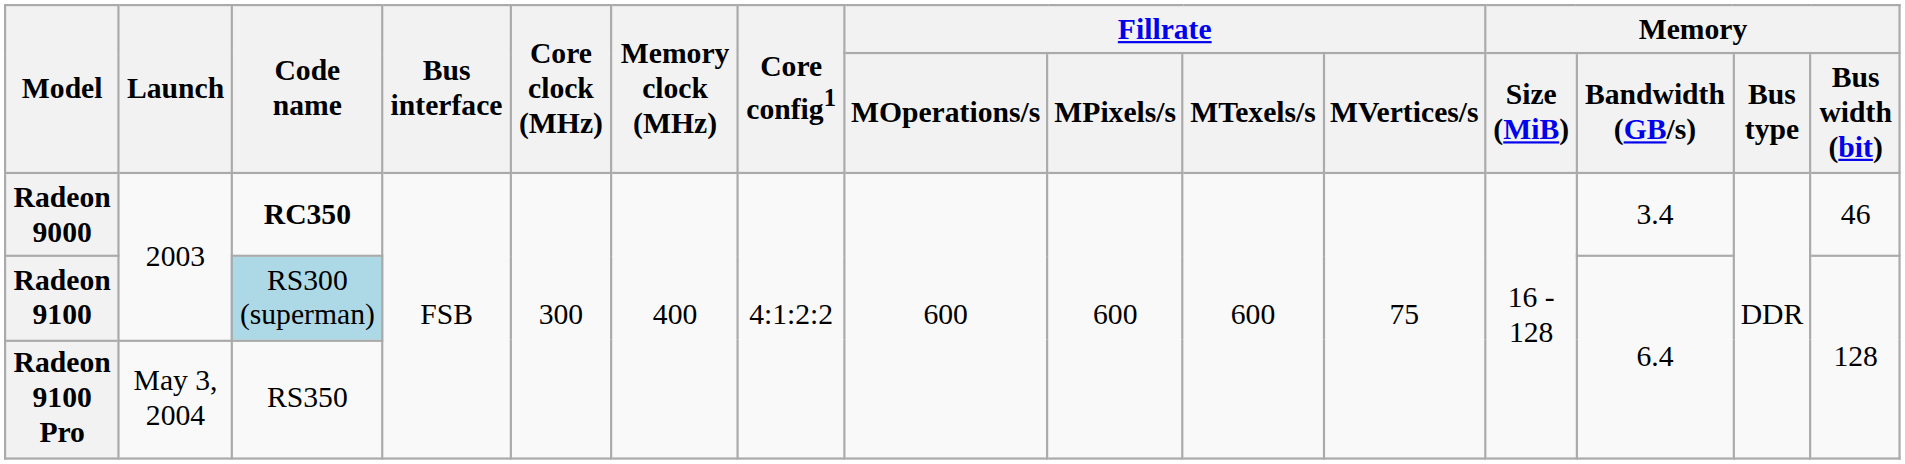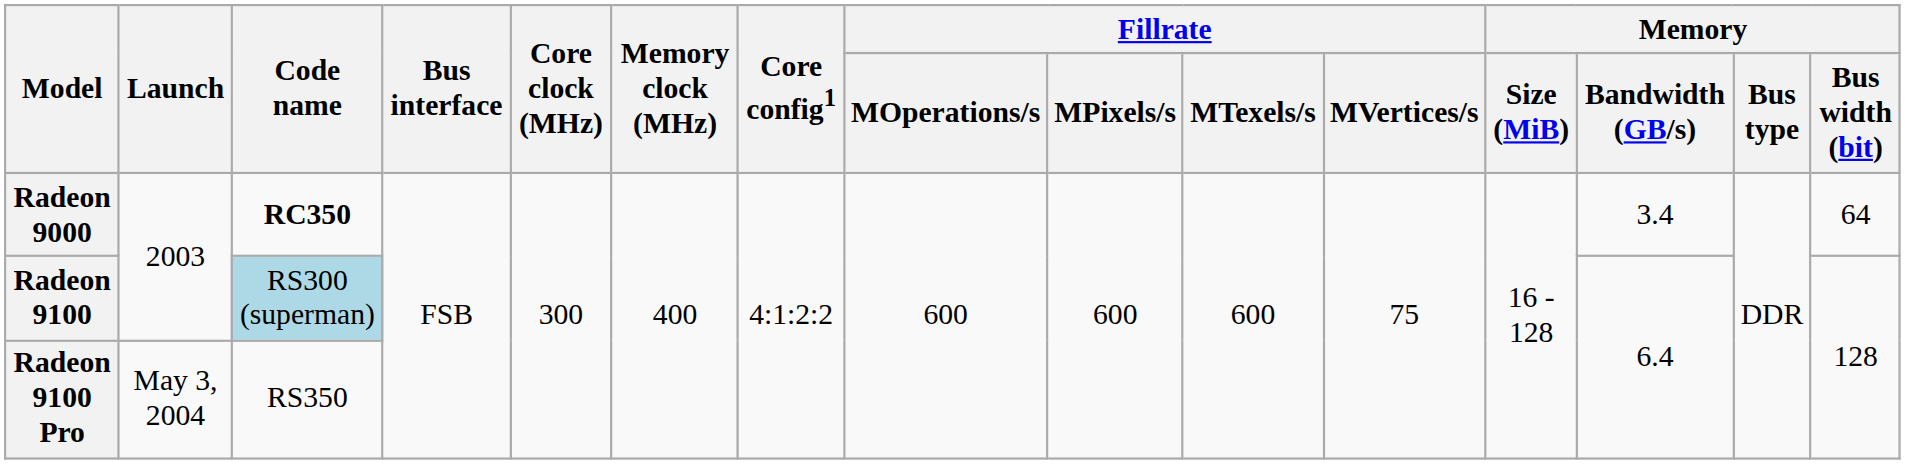(1856, 213) 46 -> (1856, 213) 64
